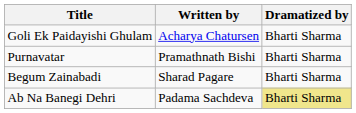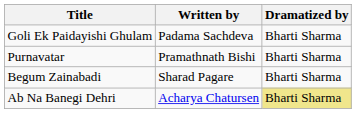(209, 35) Acharya Chatursen -> (206, 35) Padama Sachdeva
(206, 98) Padama Sachdeva -> (209, 98) Acharya Chatursen
